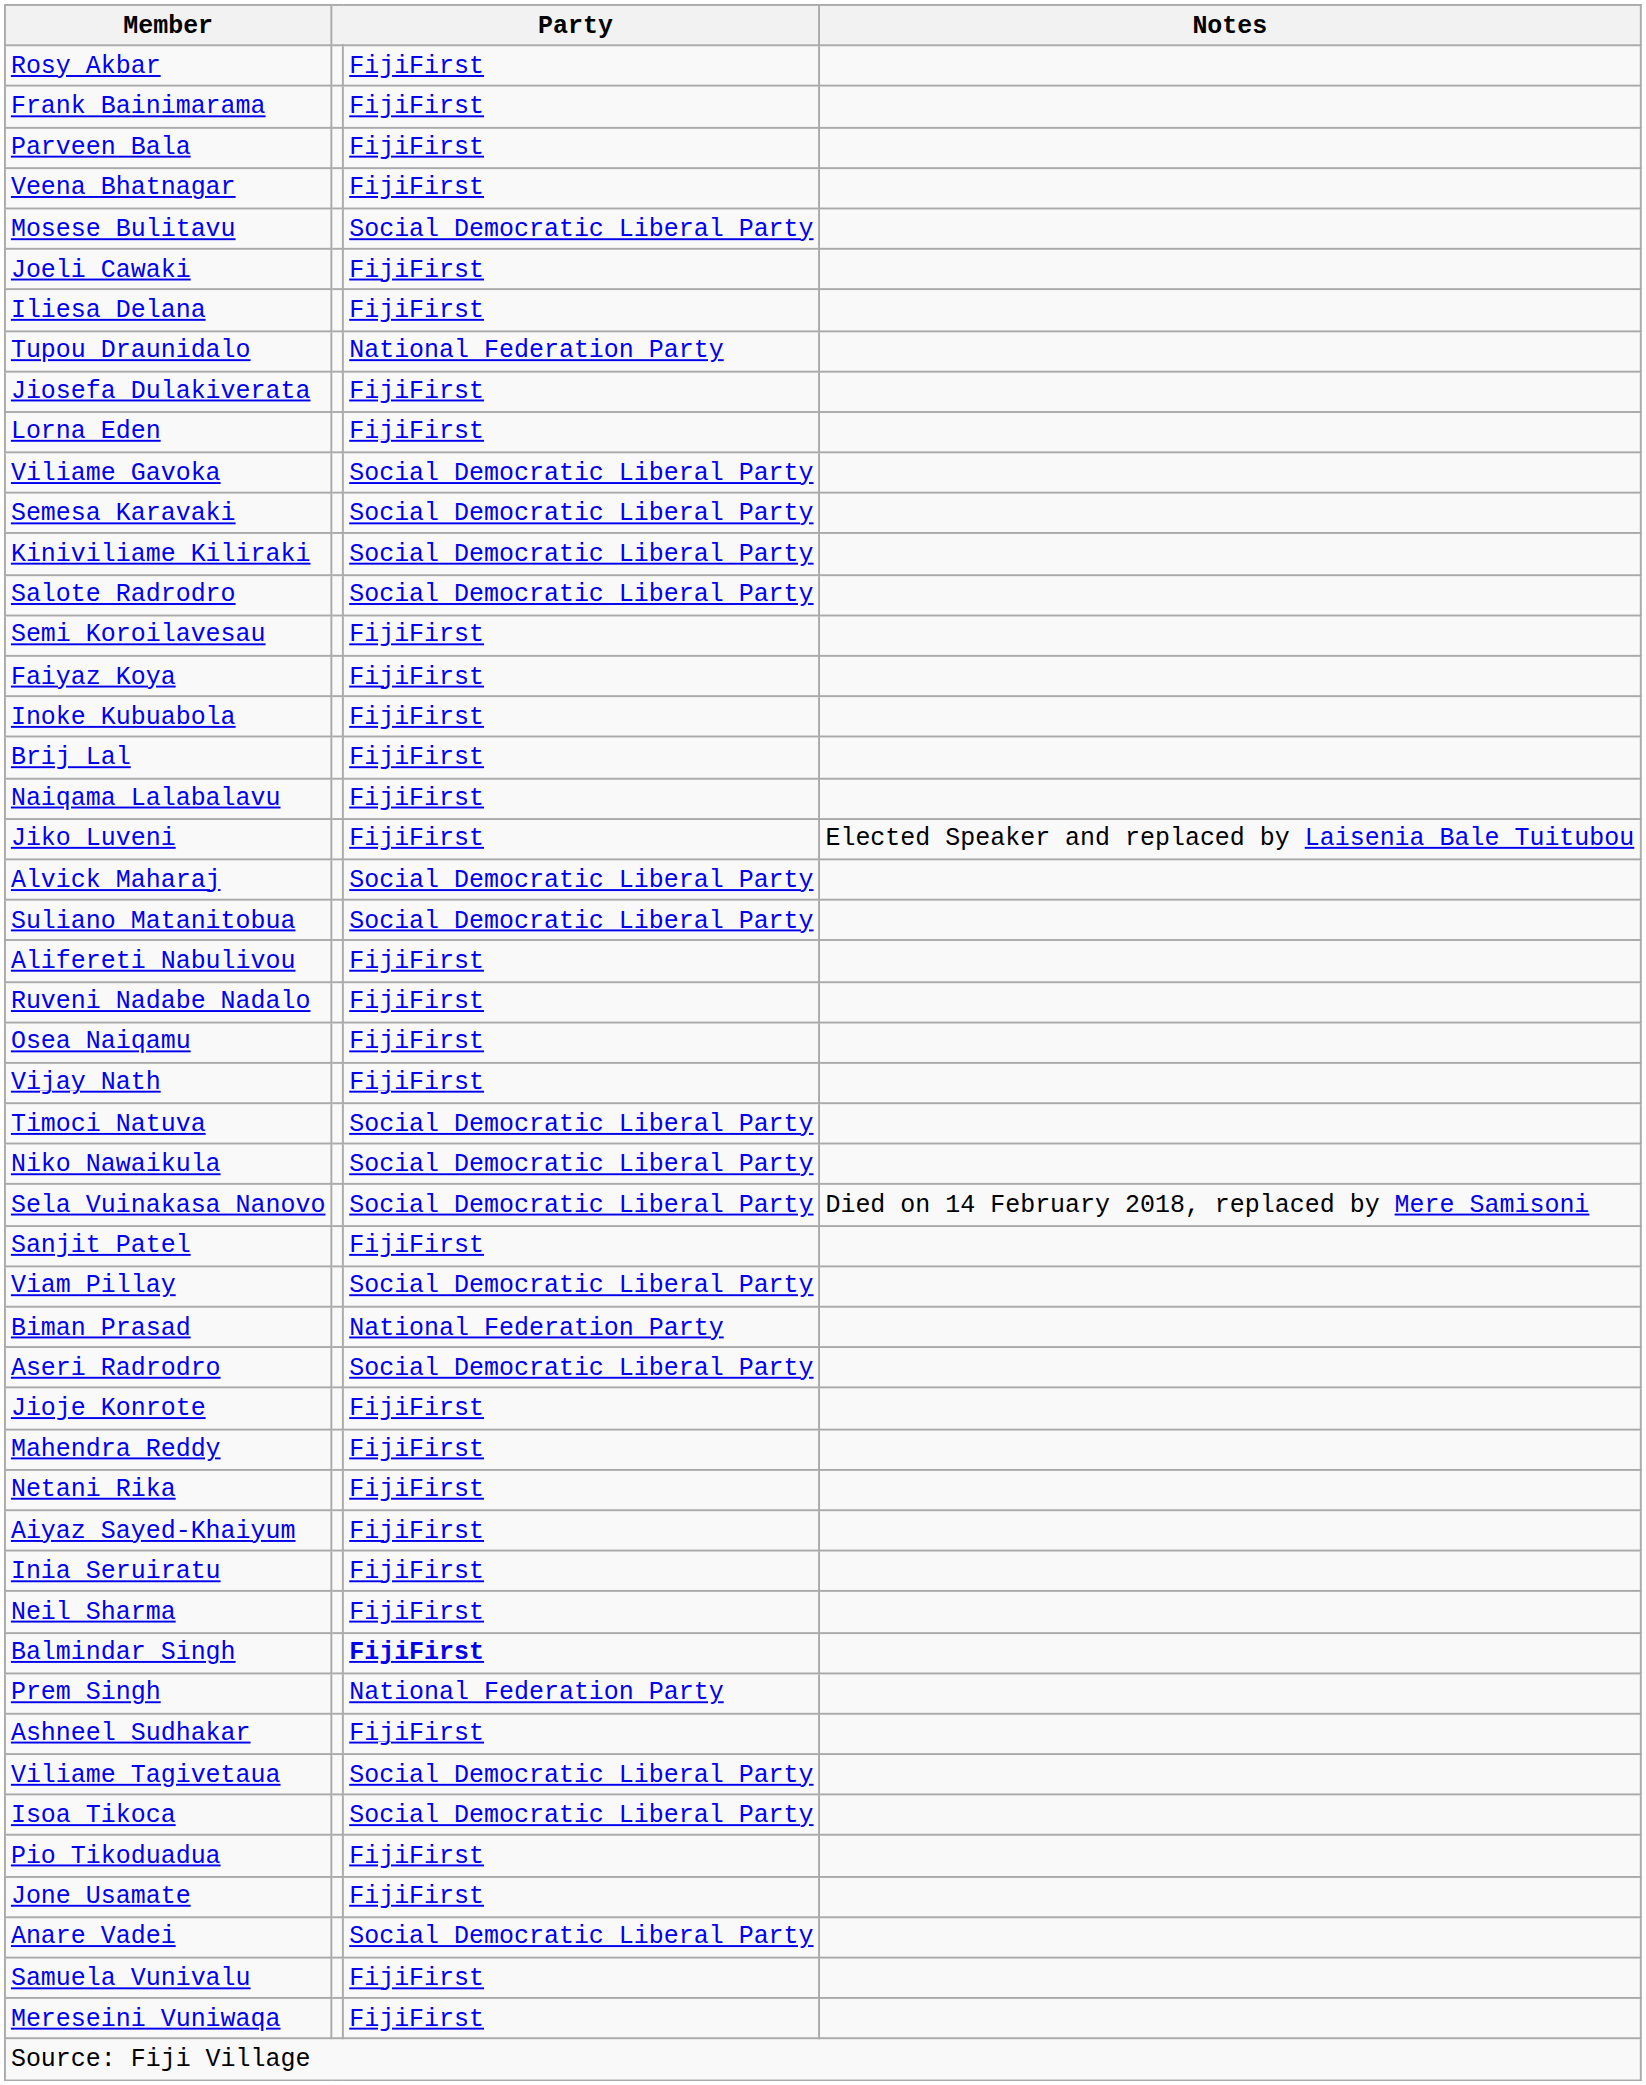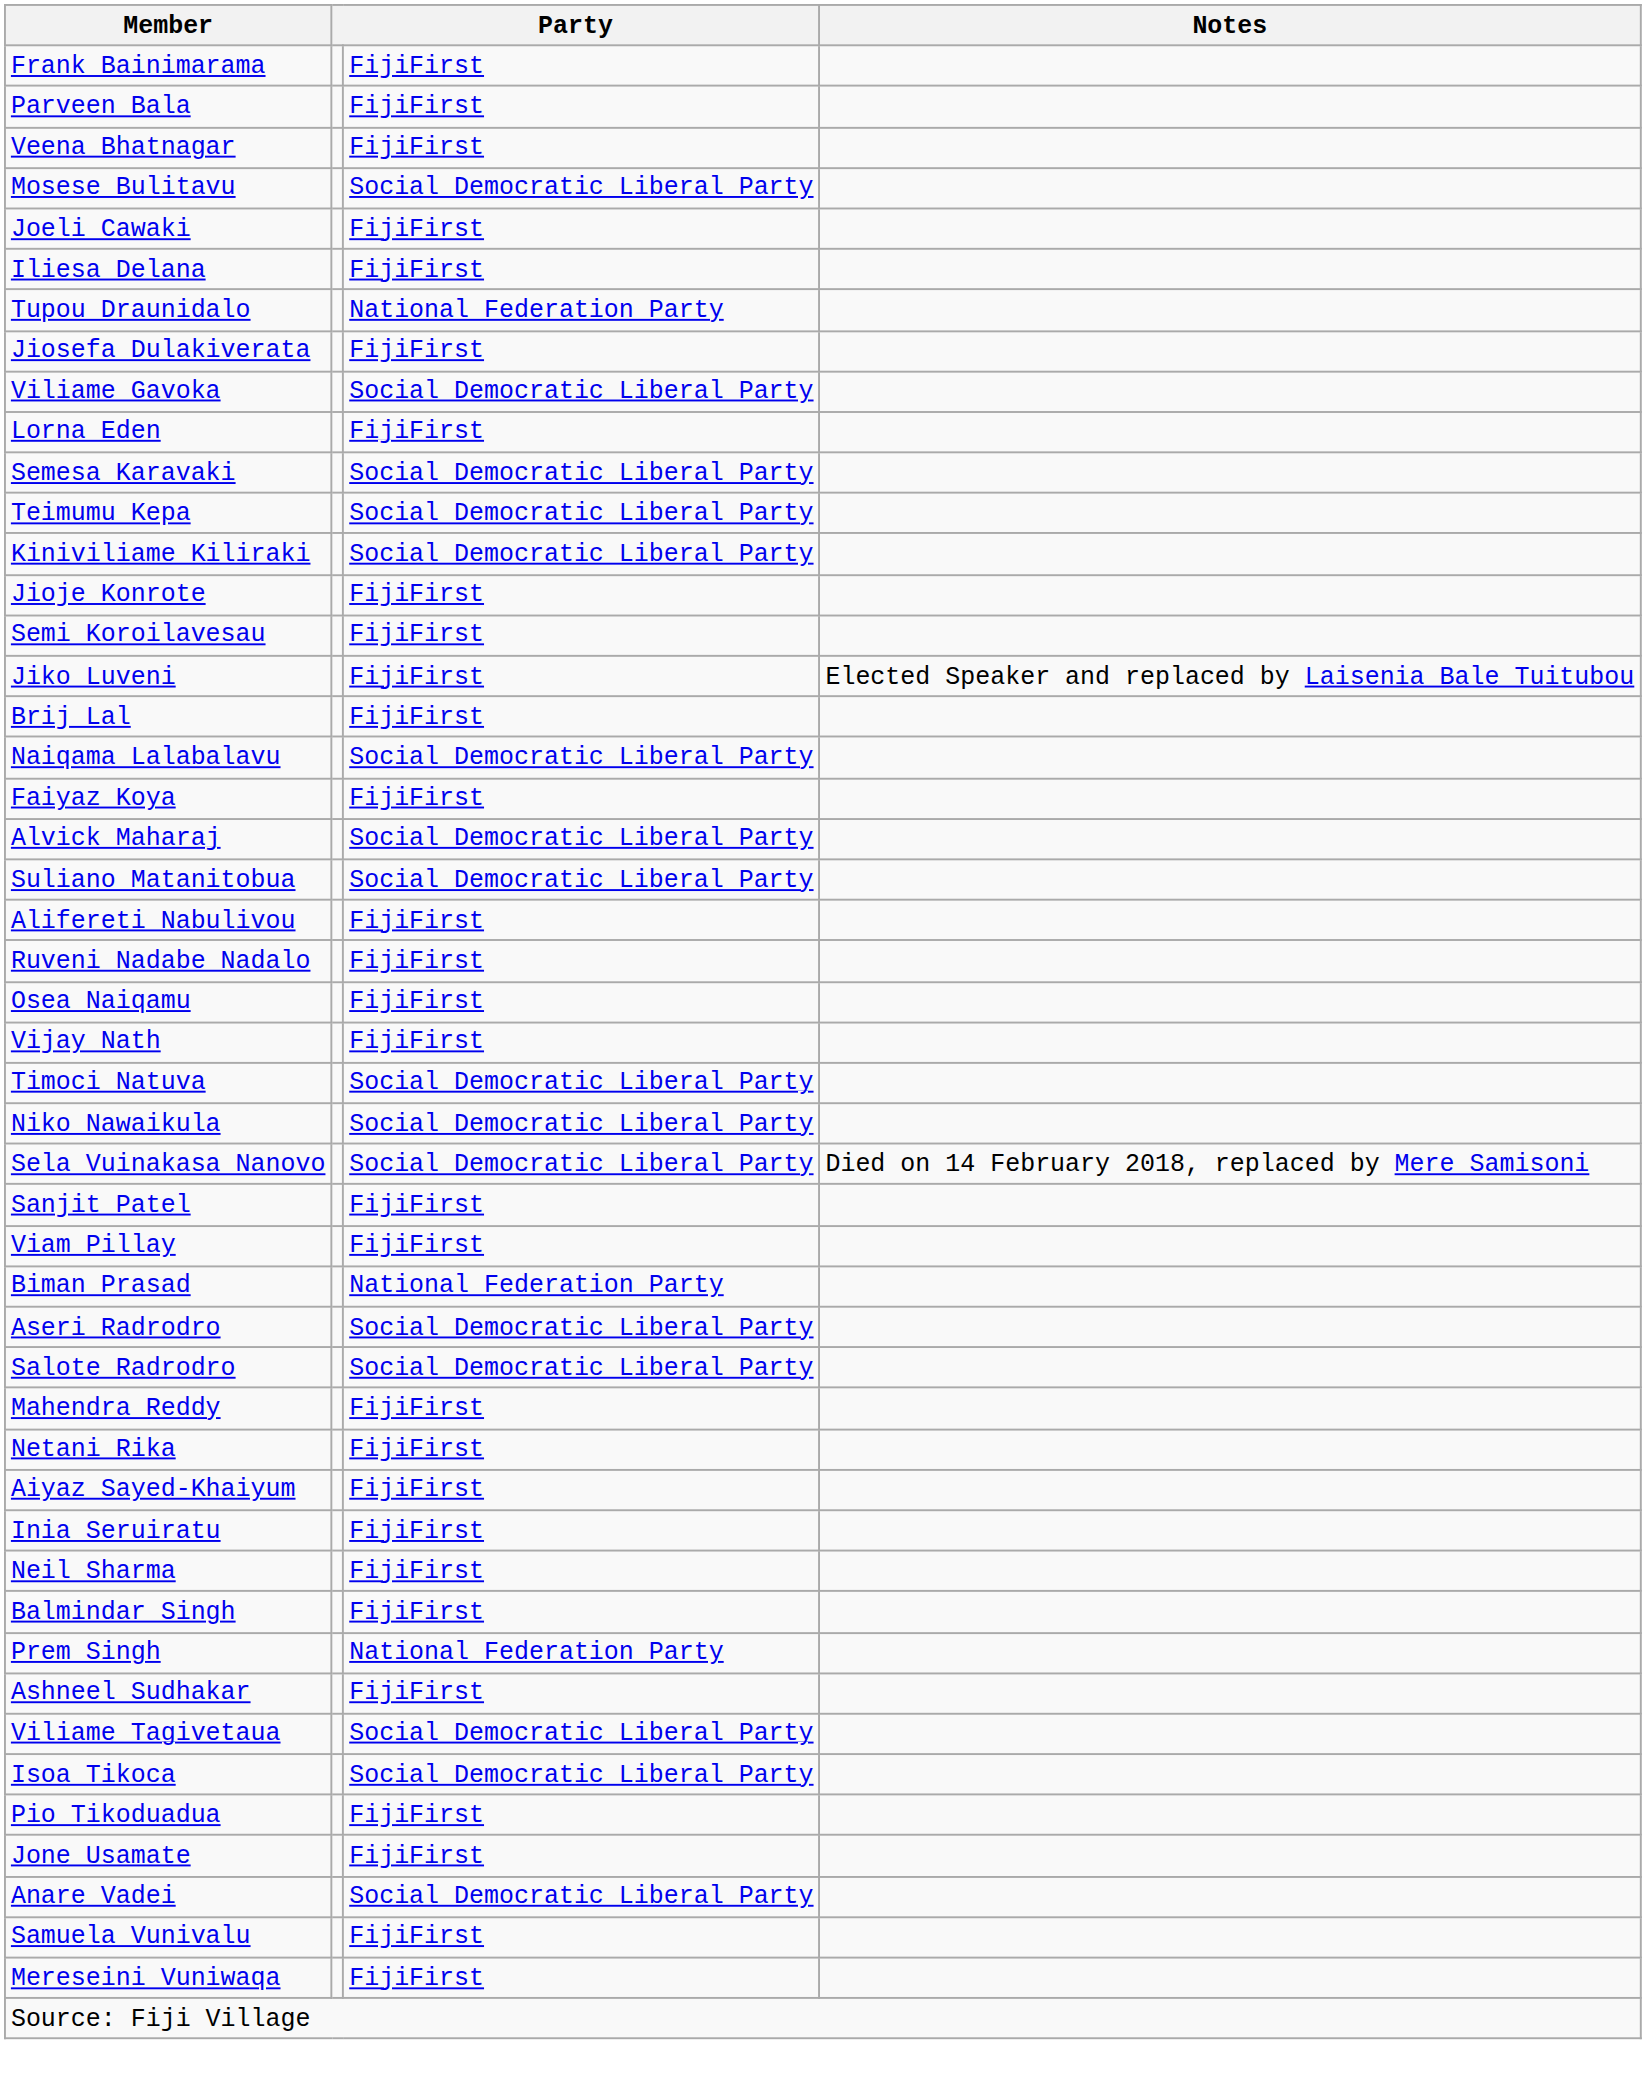- row: (86, 66)
rows swapped: (86, 432) <-> (116, 473)
+ row: (101, 513)
rows swapped: (108, 1408) <-> (123, 595)
rows swapped: (93, 676) <-> (93, 839)
- row: (123, 717)
(417, 798) FijiFirst -> (581, 758) Social Democratic Liberal Party
(581, 1286) Social Democratic Liberal Party -> (417, 1246) FijiFirst
(417, 1652) bold -> (417, 1612) normal
